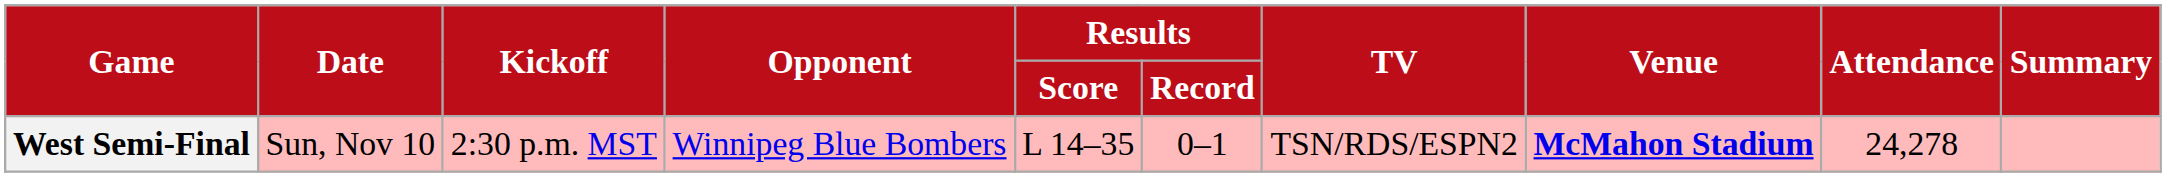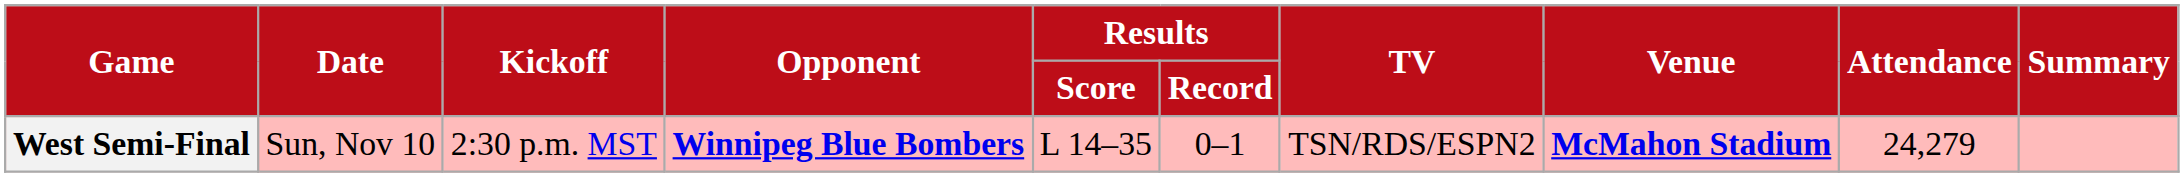(840, 143) normal -> (848, 143) bold
(1912, 143) 24,278 -> (1929, 143) 24,279
